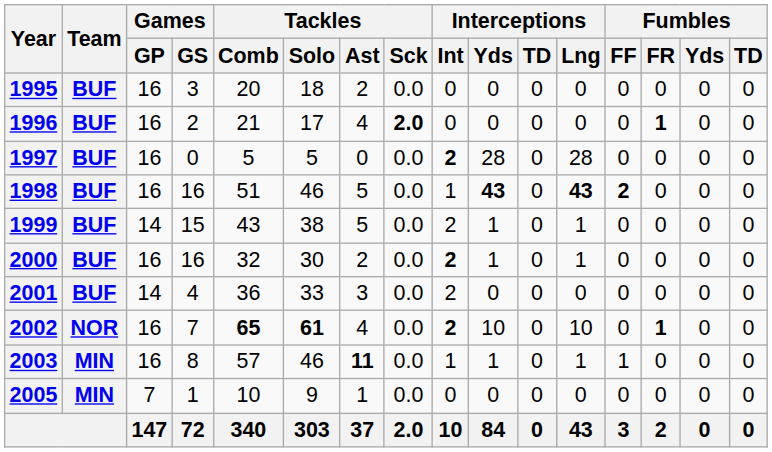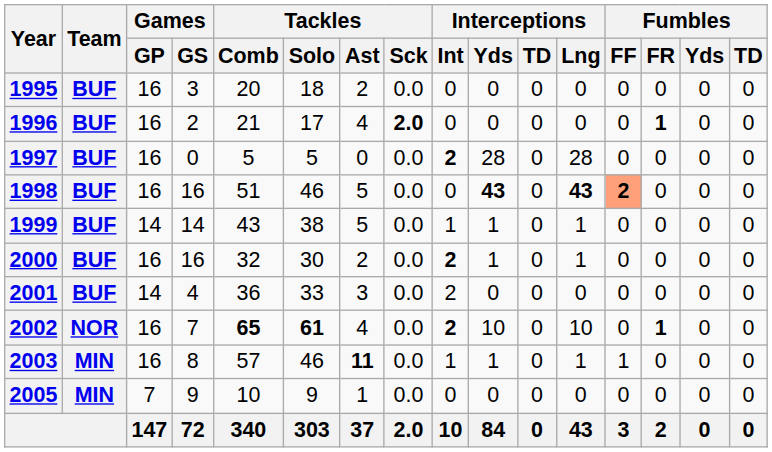(451, 191) 1 -> (451, 191) 0
(623, 191) no background -> (623, 191) lightsalmon background
(193, 225) 15 -> (193, 225) 14
(451, 225) 2 -> (451, 225) 1
(193, 395) 1 -> (193, 395) 9
